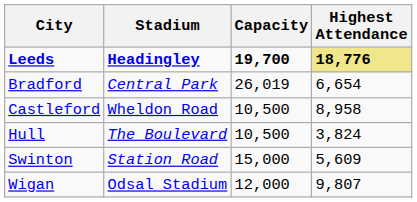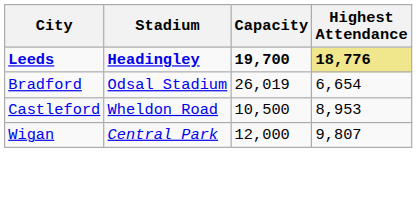(163, 85) Central Park -> (167, 85) Odsal Stadium
(339, 110) 8,958 -> (339, 110) 8,953
- row: (27, 135)
- row: (40, 160)
(167, 185) Odsal Stadium -> (163, 135) Central Park
